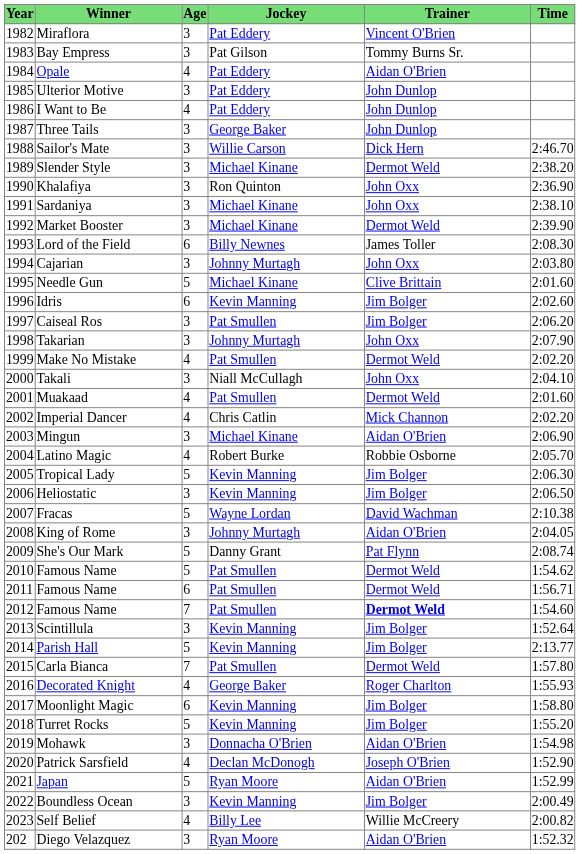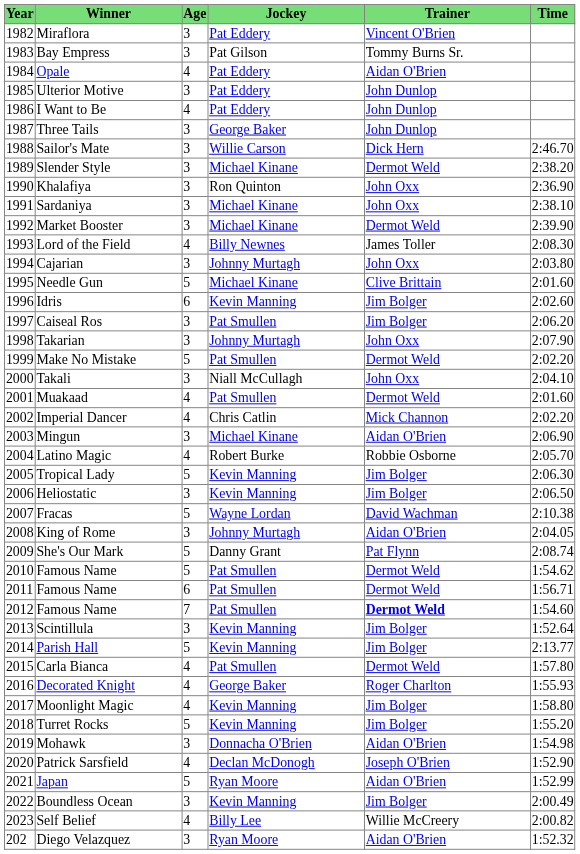(187, 244) 6 -> (187, 244) 4
(187, 359) 4 -> (187, 359) 5
(187, 666) 7 -> (187, 666) 4
(187, 705) 6 -> (187, 705) 4
